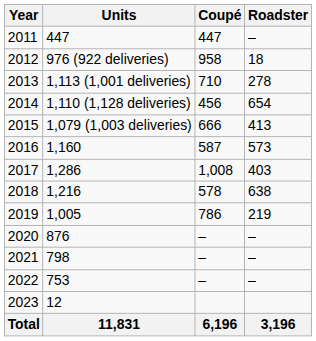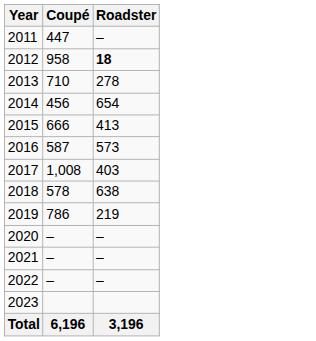- column: (119, 15)
(256, 59) normal -> (104, 59) bold
